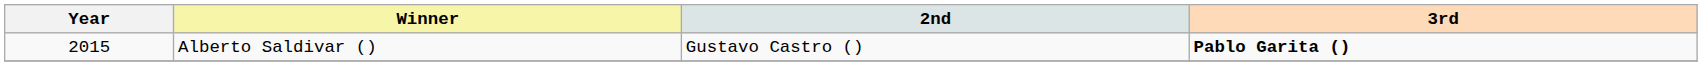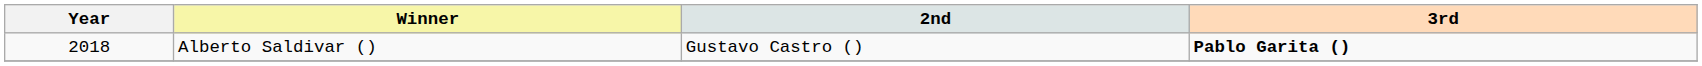(89, 47) 2015 -> (89, 47) 2018
